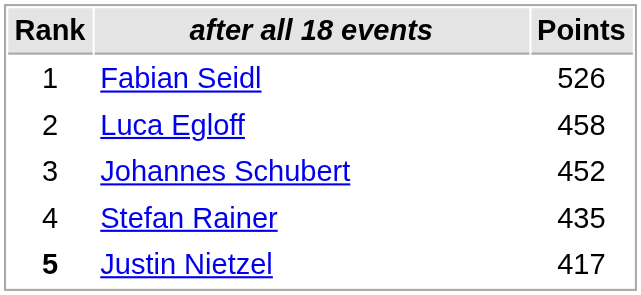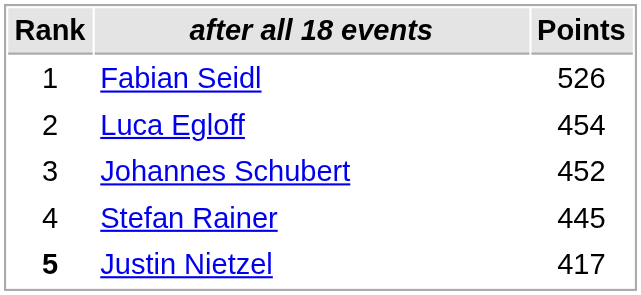(581, 125) 458 -> (581, 125) 454
(581, 218) 435 -> (581, 218) 445
